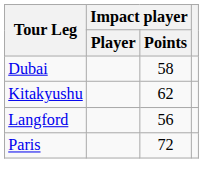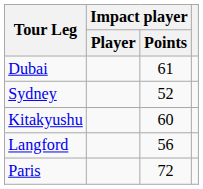(166, 68) 58 -> (166, 68) 61
+ row: (32, 94)
(166, 94) 62 -> (166, 119) 60
